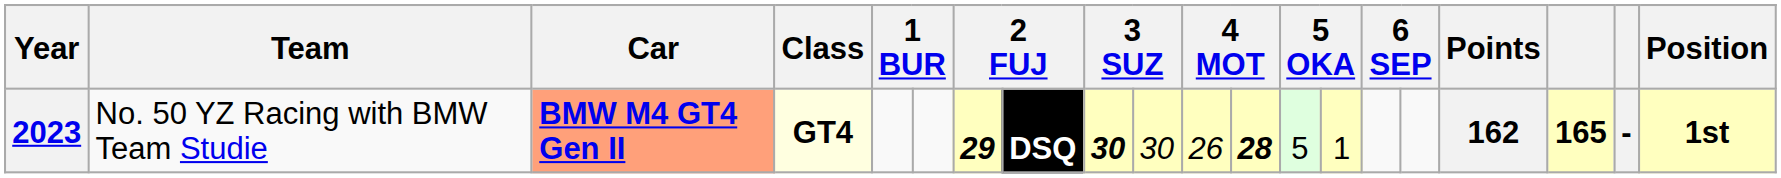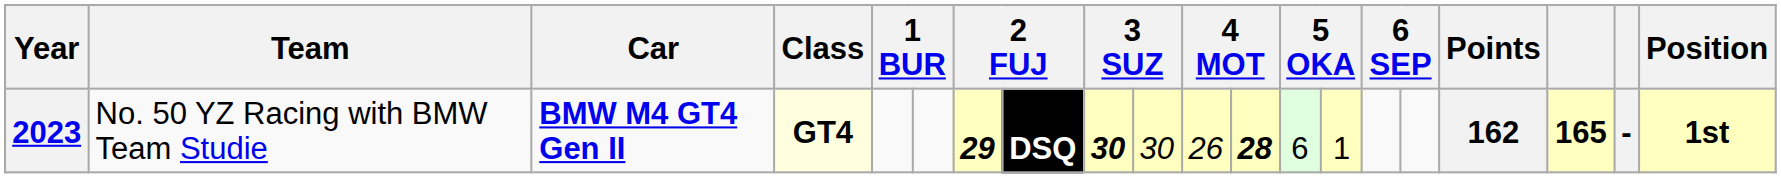(638, 131) lightsalmon background -> (638, 131) no background
(1300, 148) 5 -> (1300, 148) 6
